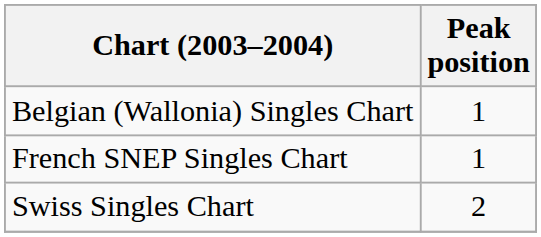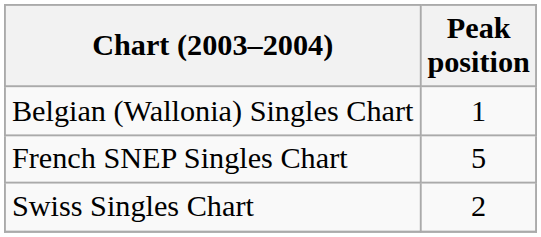(479, 158) 1 -> (479, 158) 5
